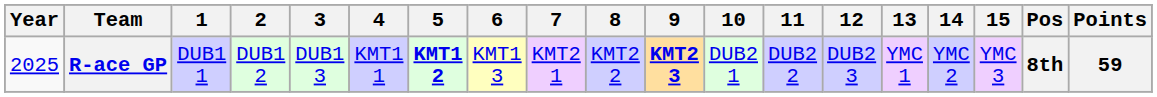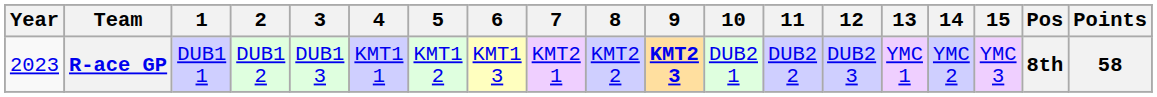(34, 64) 2025 -> (34, 64) 2023
(438, 64) bold -> (438, 64) normal
(1110, 64) 59 -> (1110, 64) 58
